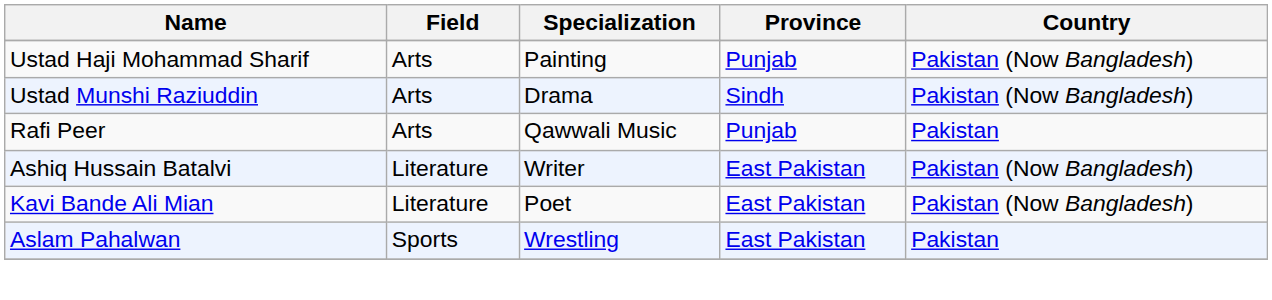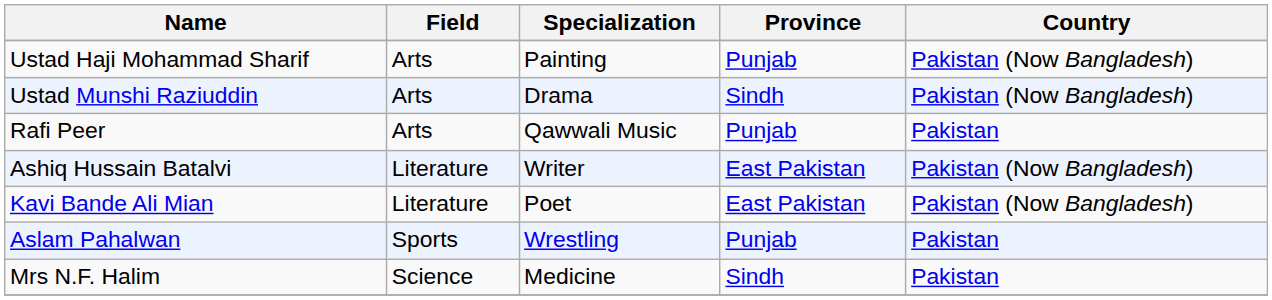(795, 240) East Pakistan -> (761, 240) Punjab
+ row: (85, 276)
